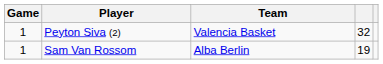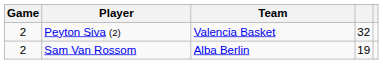(23, 31) 1 -> (23, 31) 2
(23, 50) 1 -> (23, 50) 2
